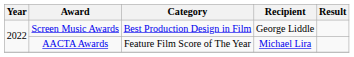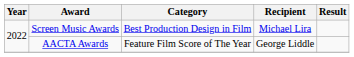(285, 28) George Liddle -> (285, 28) Michael Lira
(285, 44) Michael Lira -> (285, 44) George Liddle
